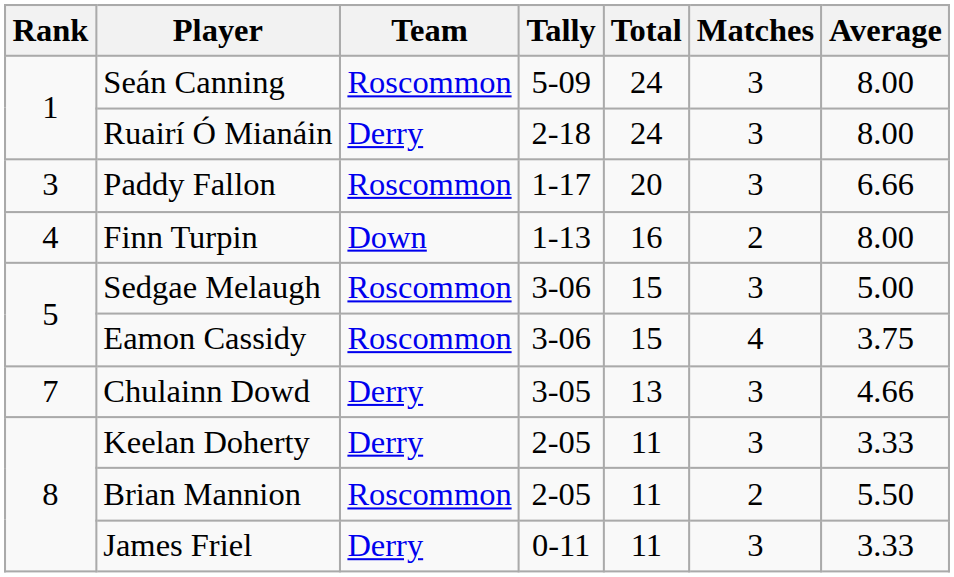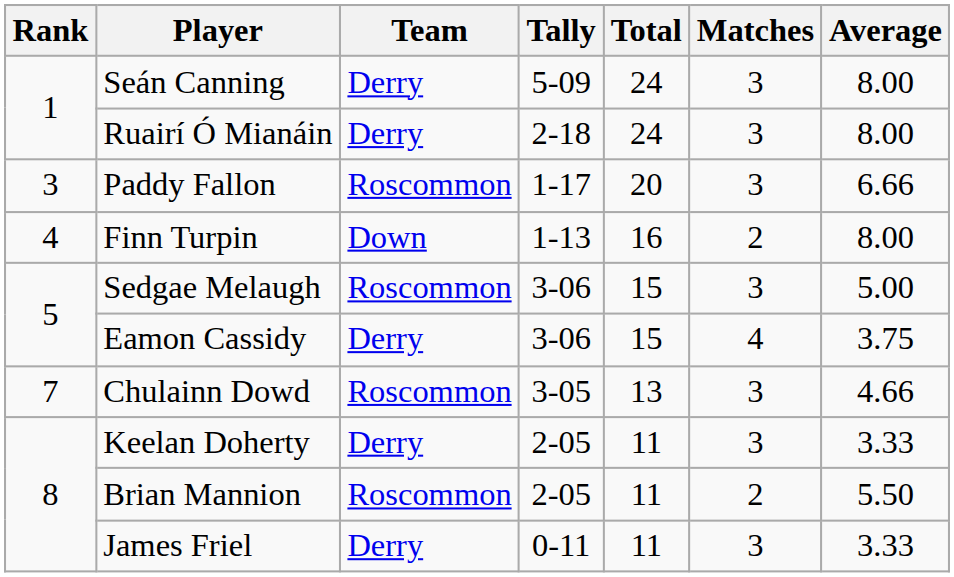(430, 81) Roscommon -> (385, 81) Derry
(430, 339) Roscommon -> (385, 339) Derry
(385, 390) Derry -> (430, 390) Roscommon
